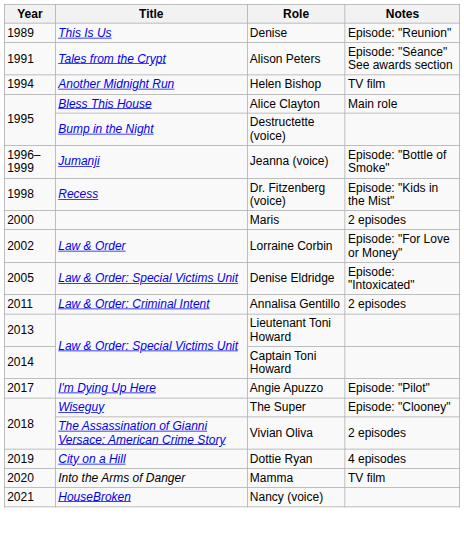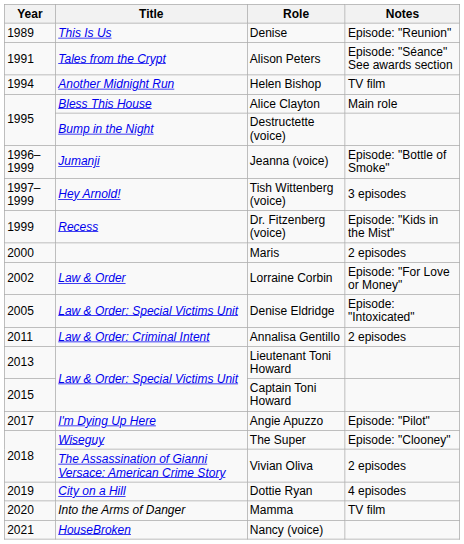+ row: (292, 194)
(20, 194) 1998 -> (20, 227) 1999
(20, 362) 2014 -> (20, 395) 2015
